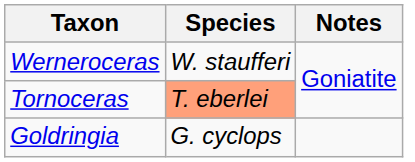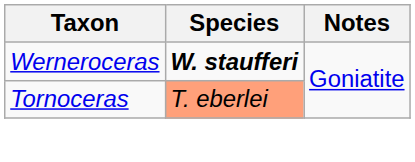(230, 61) normal -> (234, 61) bold
- row: (65, 136)
